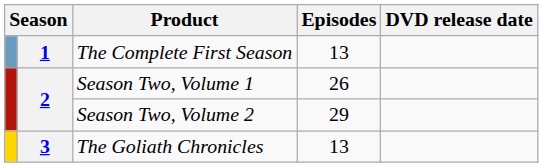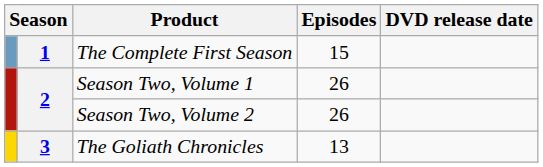(339, 51) 13 -> (339, 51) 15
(339, 114) 29 -> (339, 114) 26
